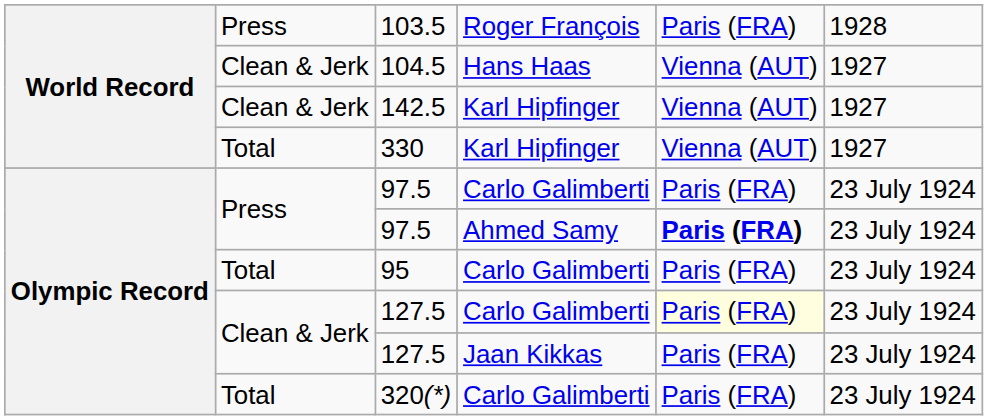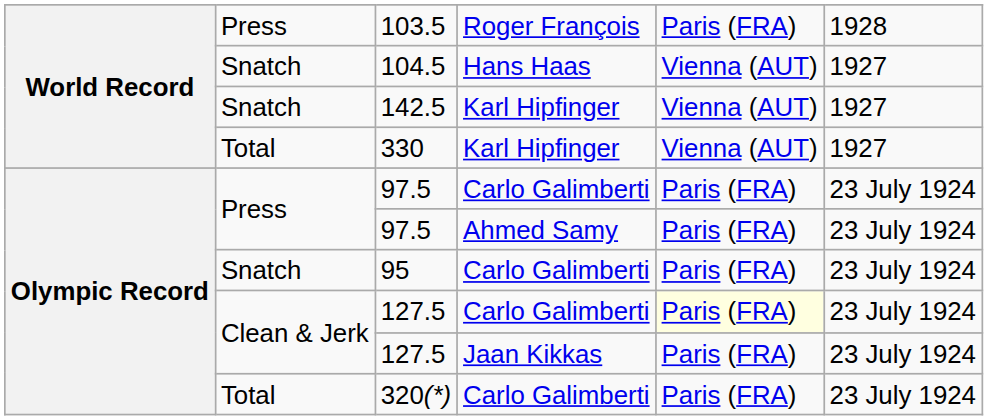(295, 66) Clean & Jerk -> (261, 66) Snatch
(295, 107) Clean & Jerk -> (261, 107) Snatch
(732, 230) bold -> (729, 230) normal
(248, 271) Total -> (261, 271) Snatch
